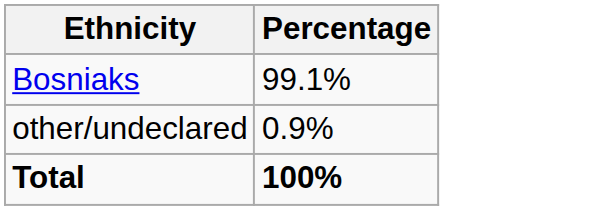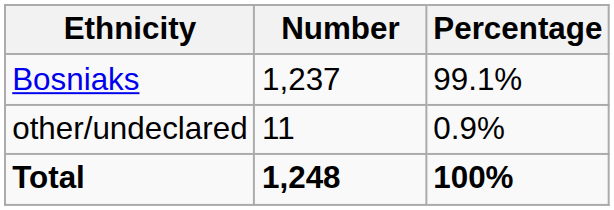+ column: (340, 29)
